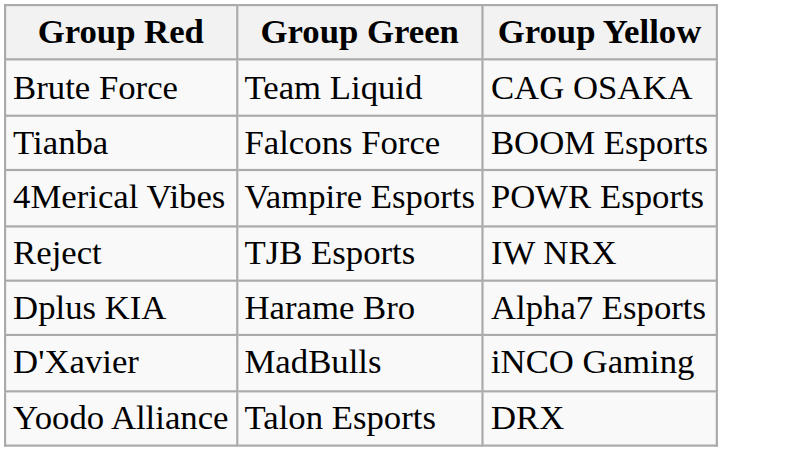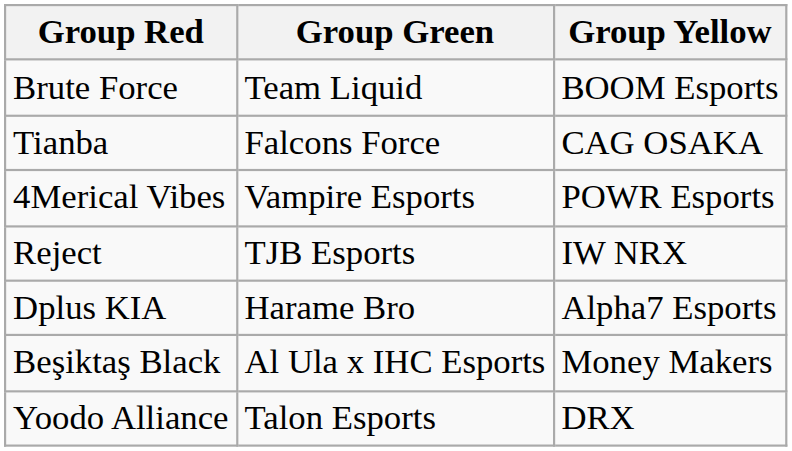(592, 87) CAG OSAKA -> (670, 87) BOOM Esports
(599, 142) BOOM Esports -> (662, 142) CAG OSAKA
- row: (76, 362)
+ row: (117, 362)
